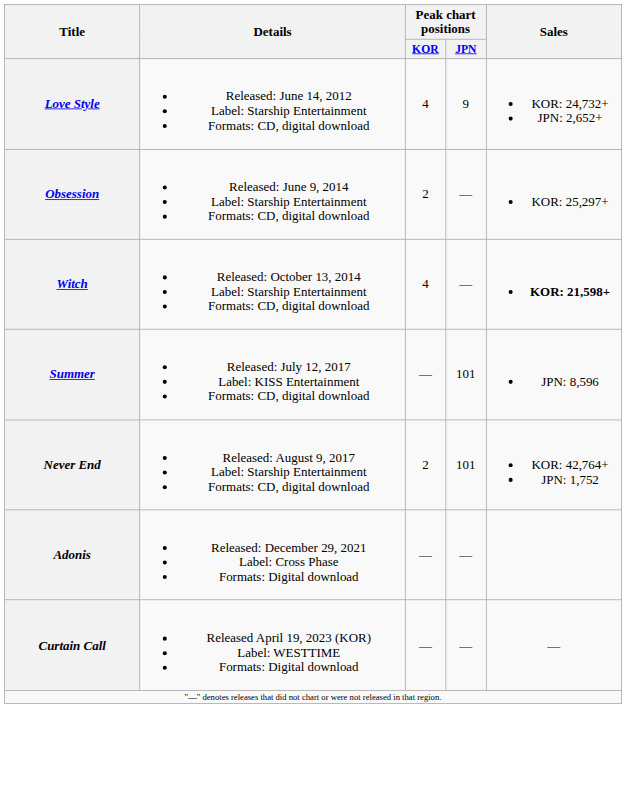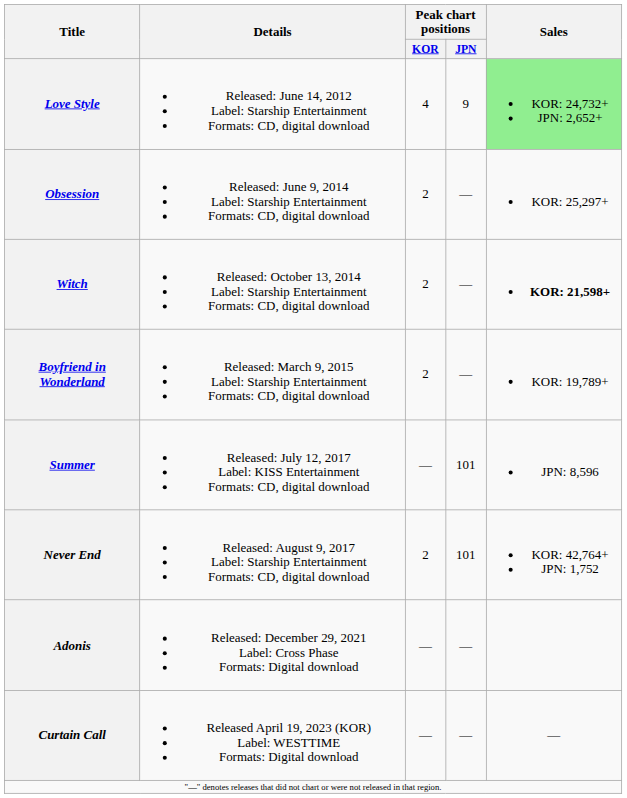(554, 111) no background -> (554, 111) lightgreen background
(425, 284) 4 -> (425, 284) 2
+ row: (72, 374)
